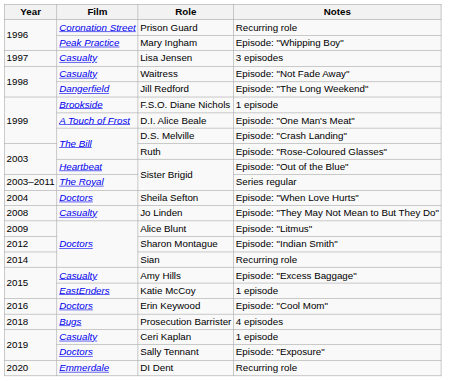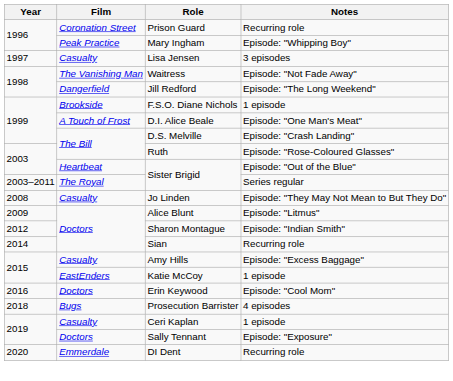(78, 74) Casualty -> (101, 74) The Vanishing Man
- row: (169, 197)
